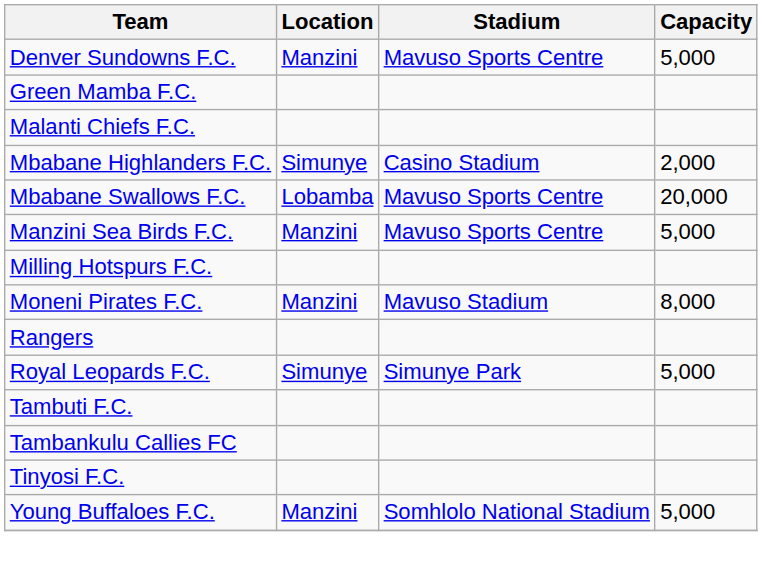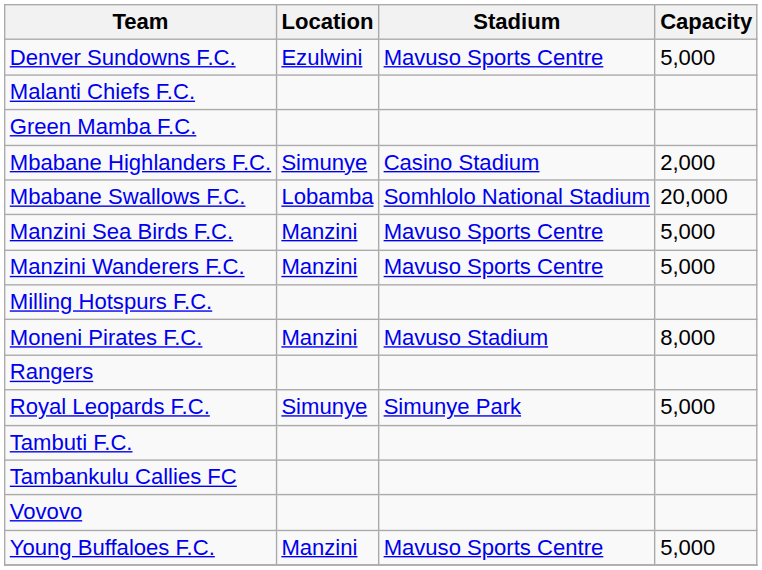(319, 57) Manzini -> (322, 57) Ezulwini
rows swapped: (103, 92) <-> (102, 127)
(493, 197) Mavuso Sports Centre -> (517, 197) Somhlolo National Stadium
+ row: (127, 267)
- row: (67, 477)
+ row: (46, 512)
(517, 512) Somhlolo National Stadium -> (493, 547) Mavuso Sports Centre
